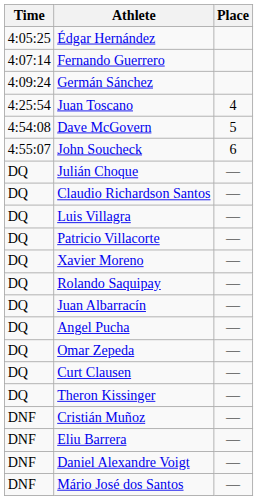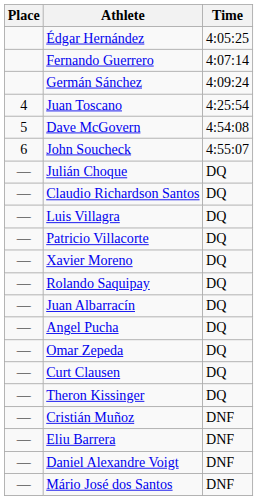columns swapped: (233, 15) <-> (29, 15)
